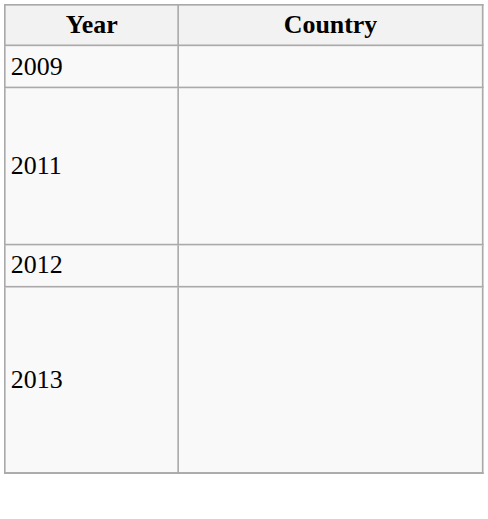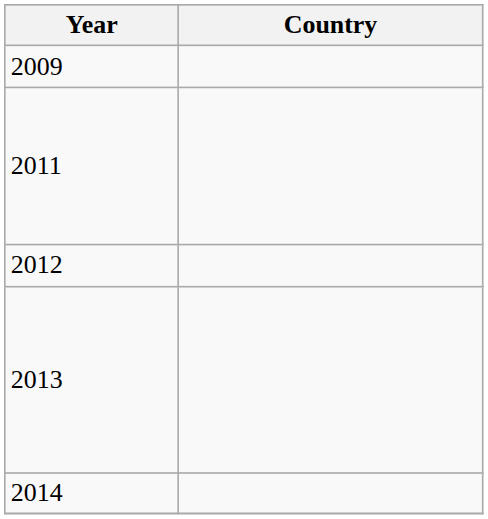+ row: (37, 493)
